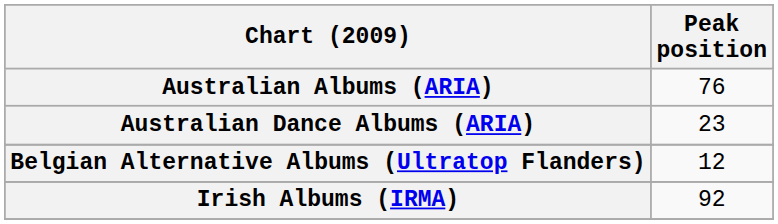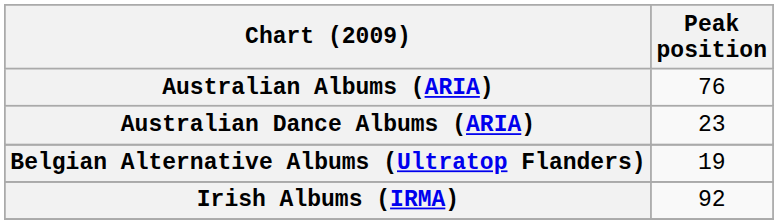(712, 163) 12 -> (712, 163) 19
